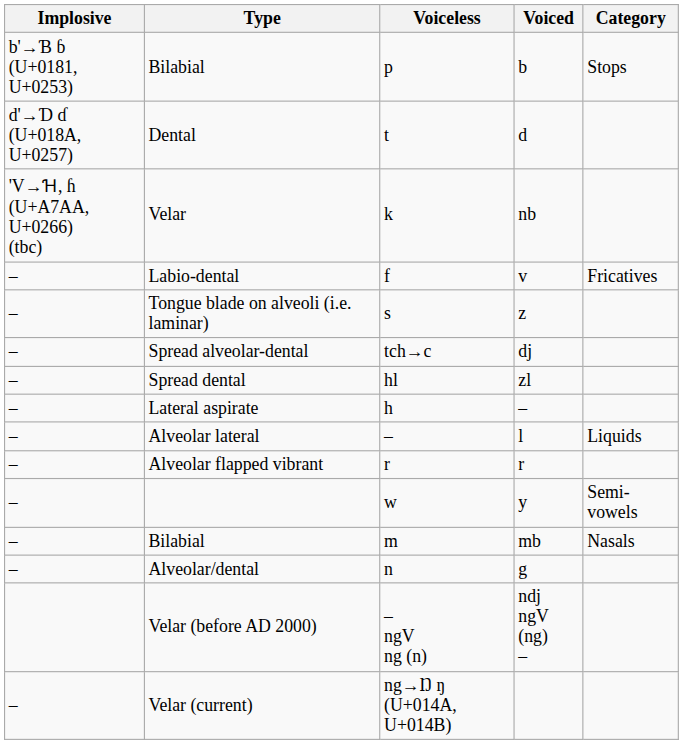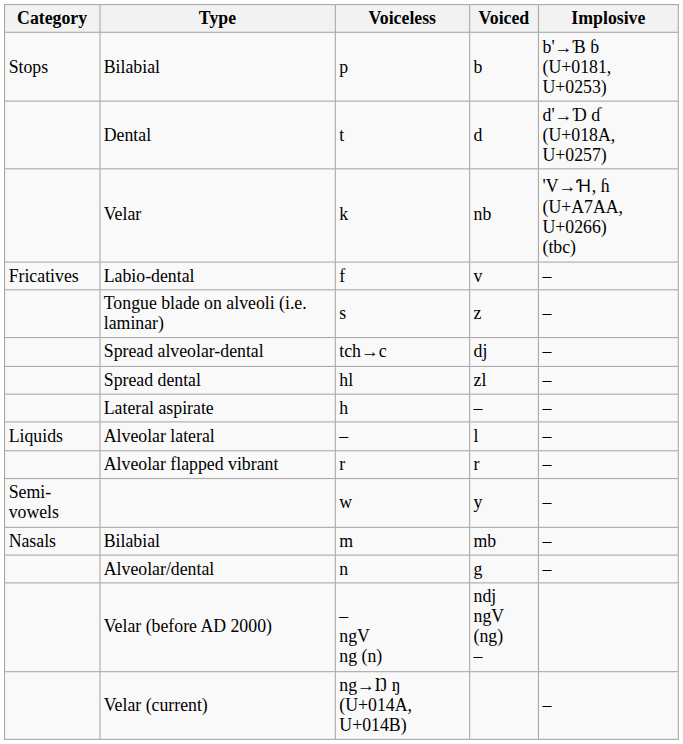columns swapped: (631, 18) <-> (74, 18)
